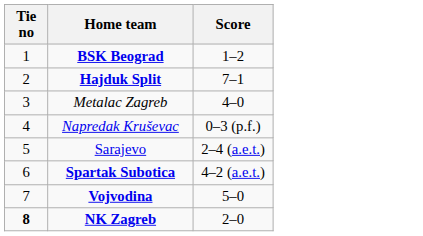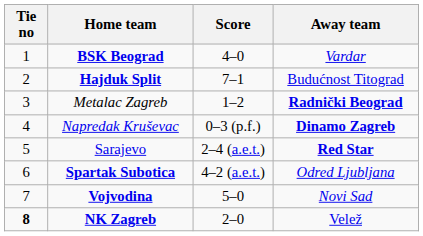+ column: (346, 24)
(233, 56) 1–2 -> (233, 56) 4–0
(233, 102) 4–0 -> (233, 102) 1–2
